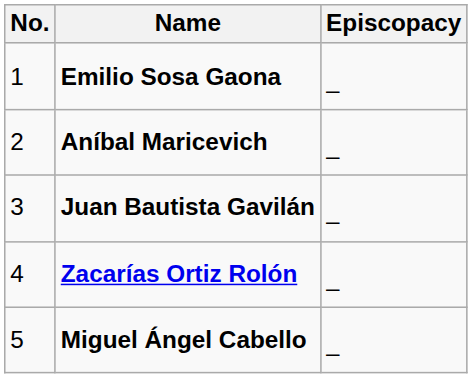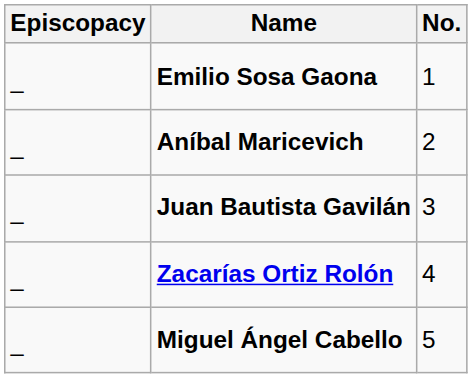columns swapped: (30, 23) <-> (394, 23)
